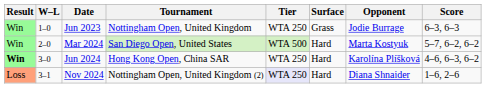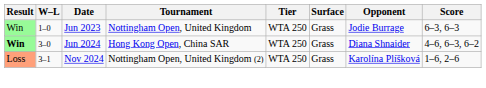- row: (84, 43)
(321, 59) Hard -> (323, 43) Grass
(384, 59) Karolína Plíšková -> (379, 43) Diana Shnaider
(287, 75) lavender background -> (287, 59) no background
(321, 75) Hard -> (323, 59) Grass
(379, 75) Diana Shnaider -> (384, 59) Karolína Plíšková
